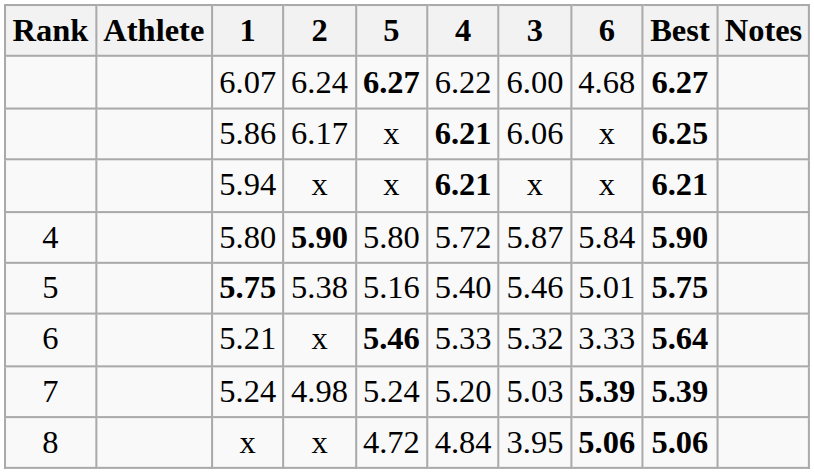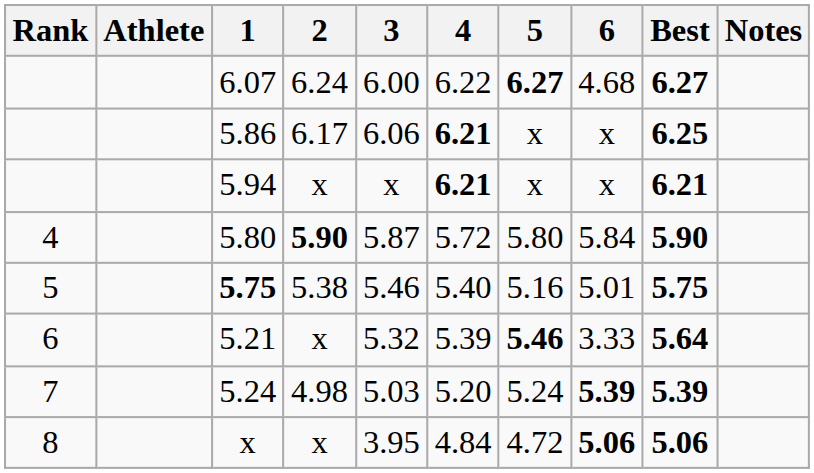columns swapped: (535, 30) <-> (391, 30)
(463, 339) 5.33 -> (463, 339) 5.39
